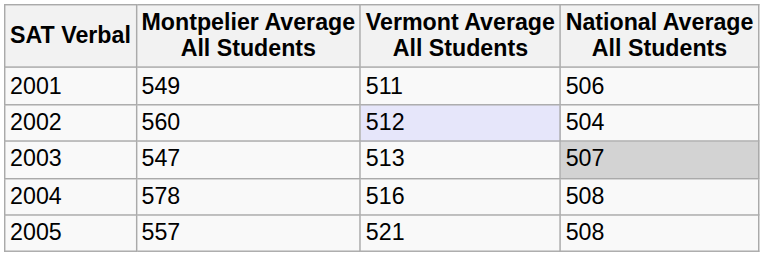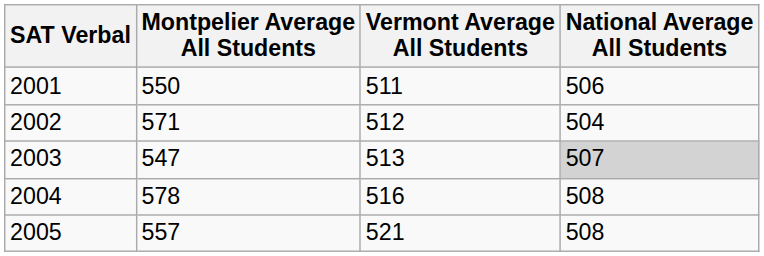(161, 85) 549 -> (161, 85) 550
(161, 122) 560 -> (161, 122) 571
(385, 122) lavender background -> (385, 122) no background
